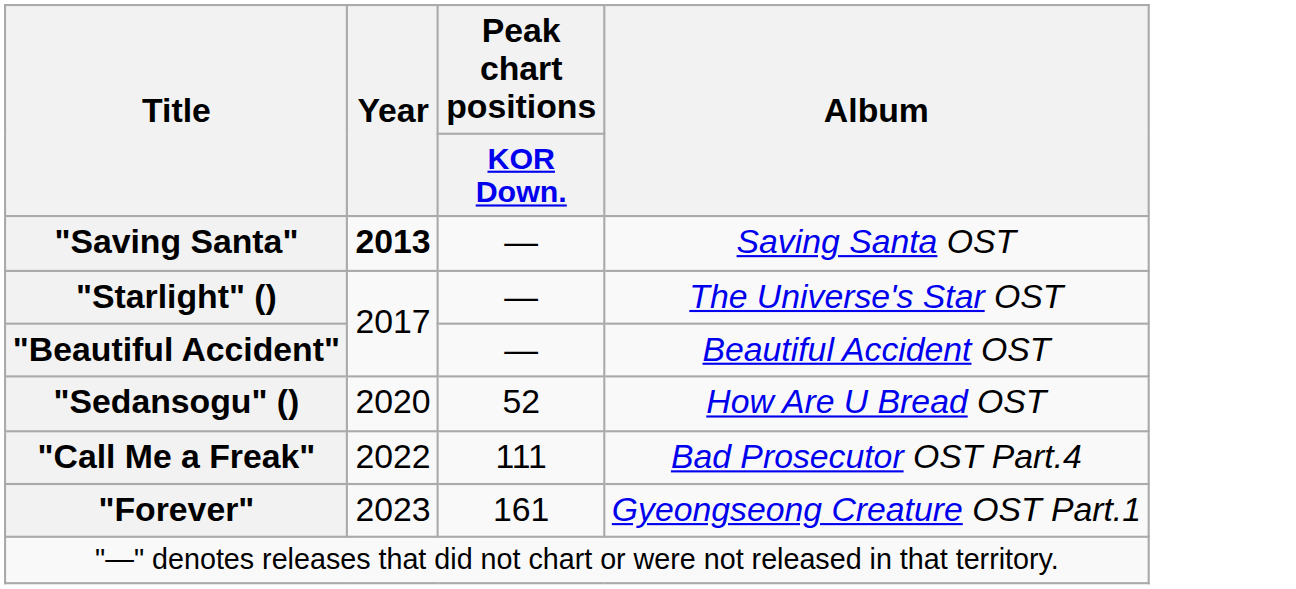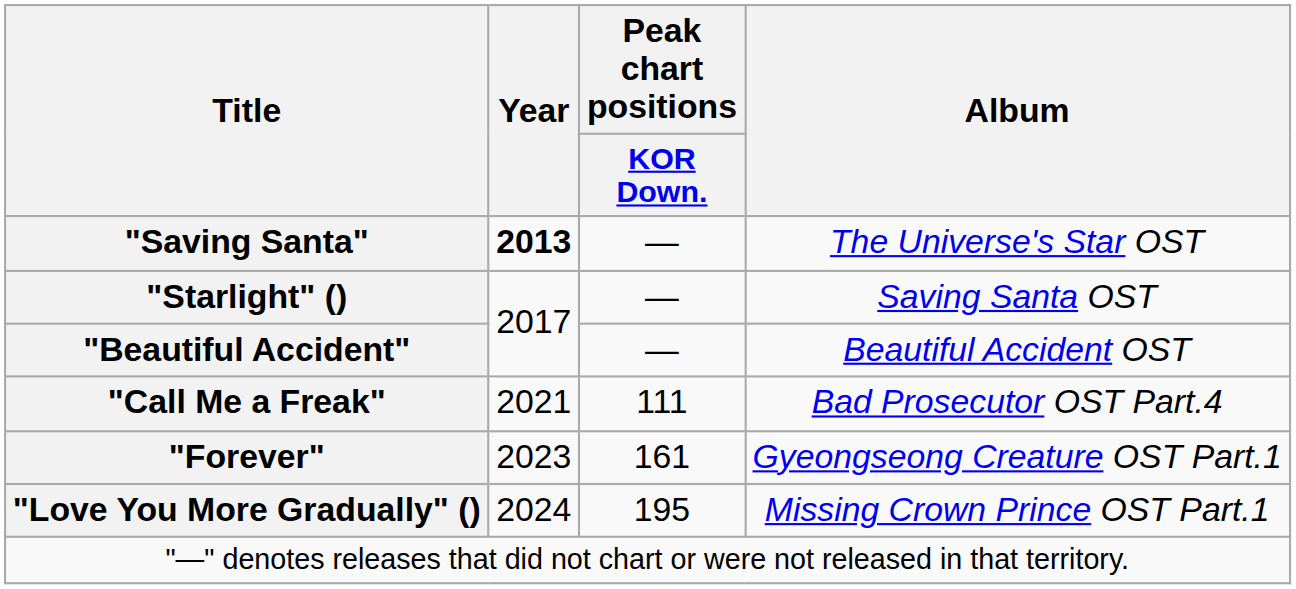(876, 242) Saving Santa OST -> (1017, 242) The Universe's Star OST
(876, 296) The Universe's Star OST -> (1017, 296) Saving Santa OST
- row: (176, 403)
(393, 456) 2022 -> (534, 403) 2021
+ row: (247, 510)
